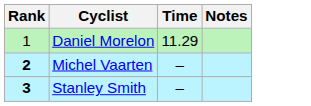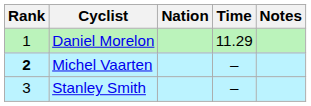+ column: (185, 16)
(27, 88) bold -> (27, 88) normal
